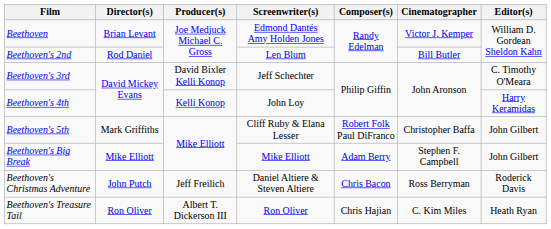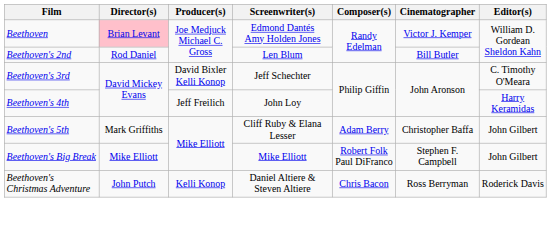(130, 33) no background -> (134, 33) pink background
(200, 103) Kelli Konop -> (200, 103) Jeff Freilich
(366, 130) Robert Folk Paul DiFranco -> (364, 130) Adam Berry
(366, 156) Adam Berry -> (364, 156) Robert Folk Paul DiFranco
(200, 183) Jeff Freilich -> (200, 183) Kelli Konop
- row: (49, 210)
